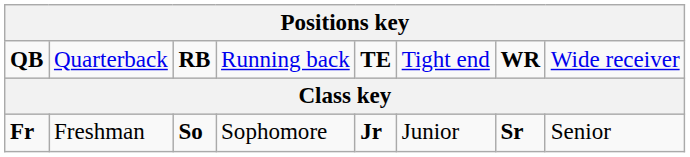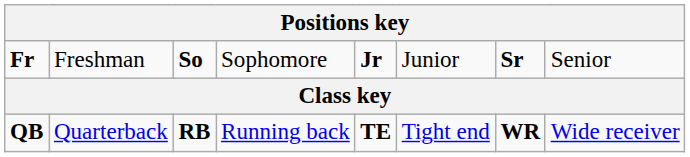rows swapped: (27, 59) <-> (22, 132)
